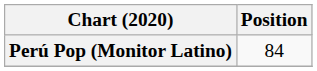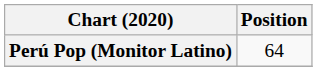(274, 50) 84 -> (274, 50) 64
